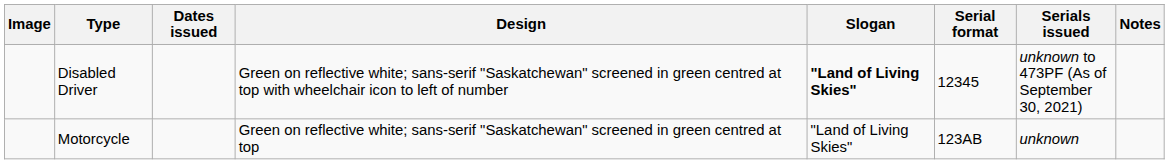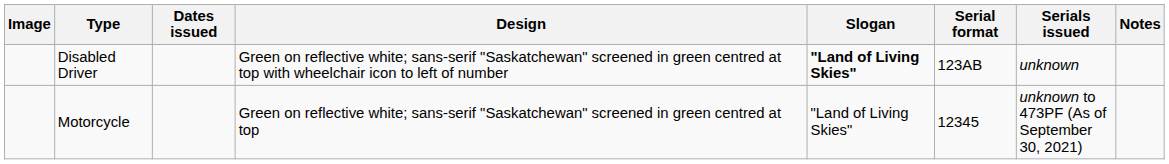(958, 81) 12345 -> (960, 65) 123AB
(1063, 81) unknown to 473PF (As of September 30, 2021) -> (1049, 65) unknown
(960, 138) 123AB -> (958, 122) 12345
(1049, 138) unknown -> (1063, 122) unknown to 473PF (As of September 30, 2021)
